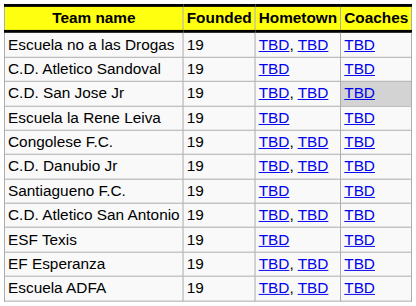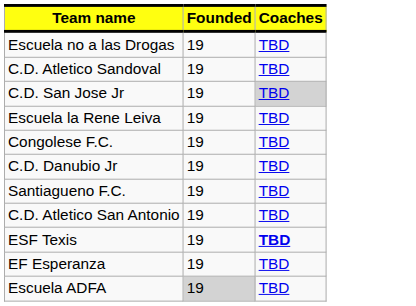- column: (298, 18)
(360, 239) normal -> (274, 239) bold
(195, 288) no background -> (195, 288) lightgrey background
